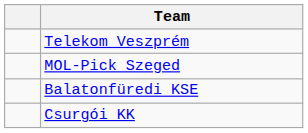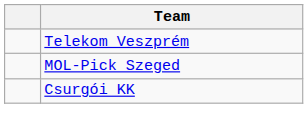- row: (121, 91)
